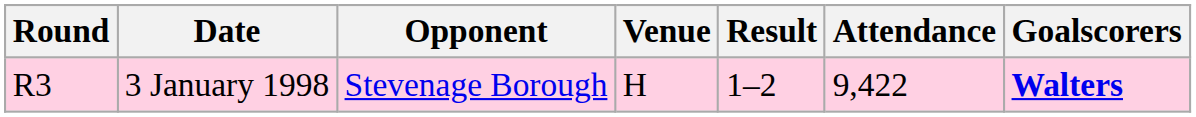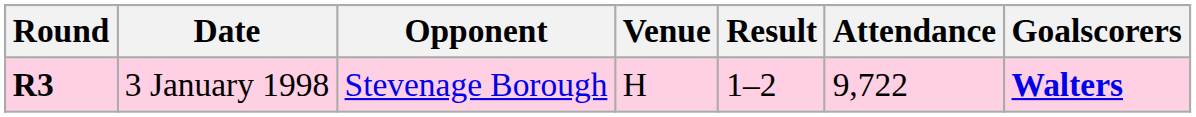(32, 84) normal -> (33, 84) bold
(870, 84) 9,422 -> (870, 84) 9,722
